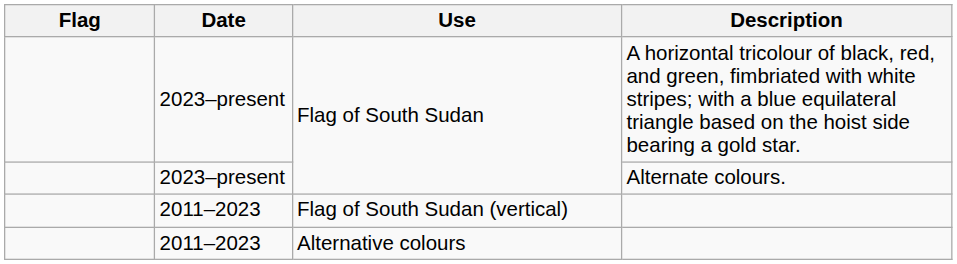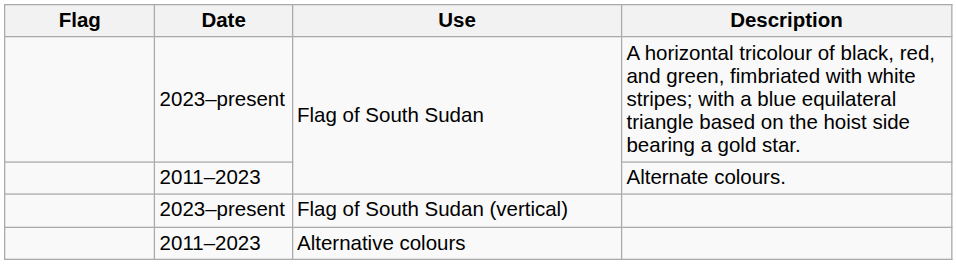(222, 177) 2023–present -> (210, 177) 2011–2023
(210, 210) 2011–2023 -> (222, 210) 2023–present
